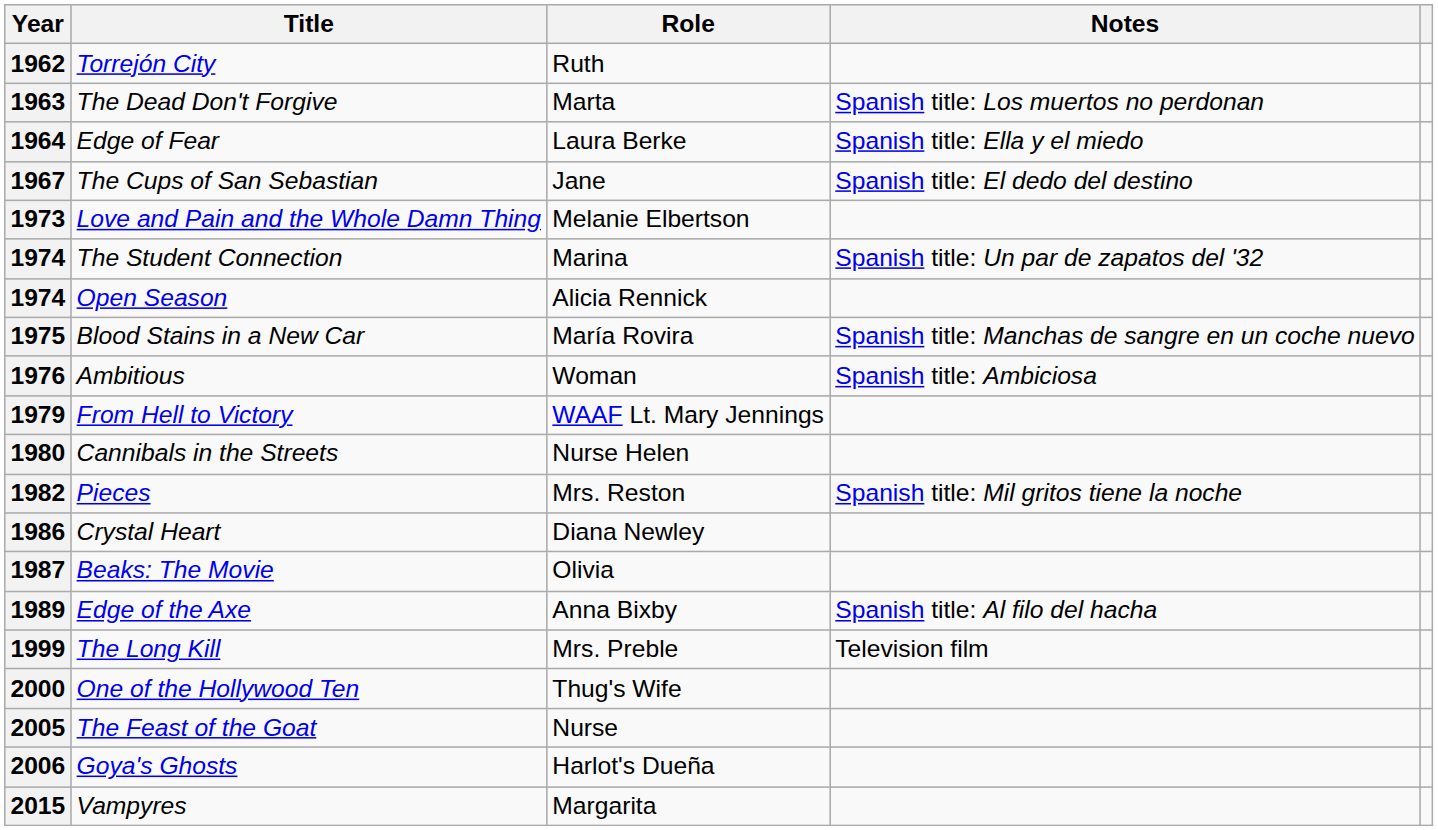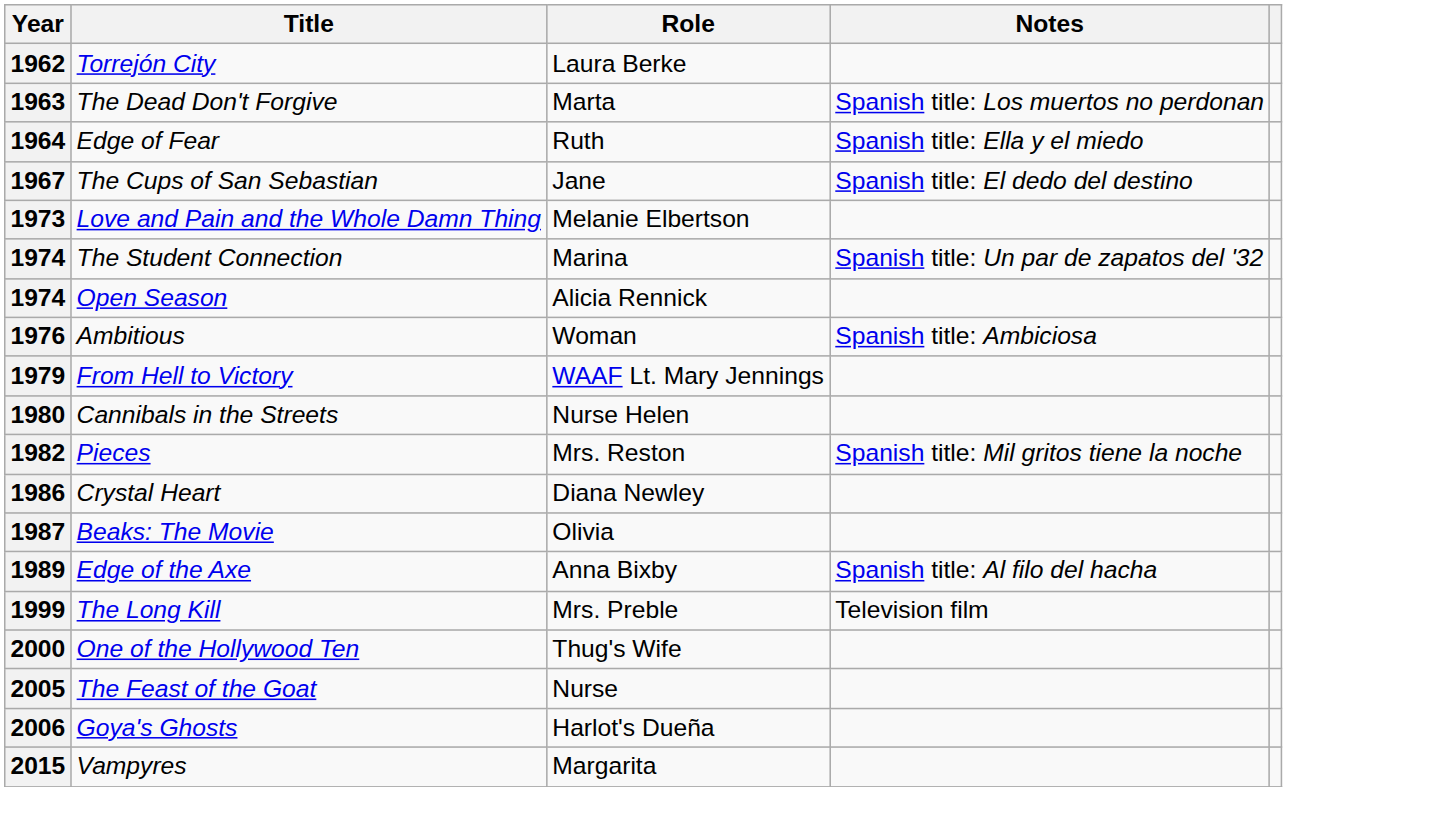(578, 63) Ruth -> (619, 63) Laura Berke
(619, 141) Laura Berke -> (578, 141) Ruth
- row: (38, 336)
